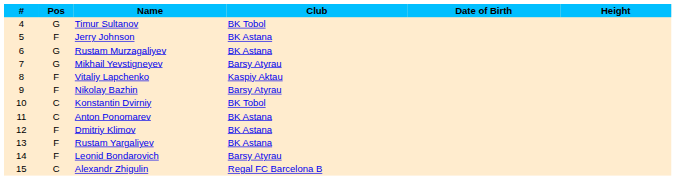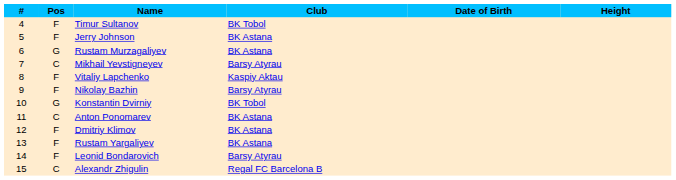(56, 24) G -> (56, 24) F
(56, 63) G -> (56, 63) C
(56, 103) C -> (56, 103) G
